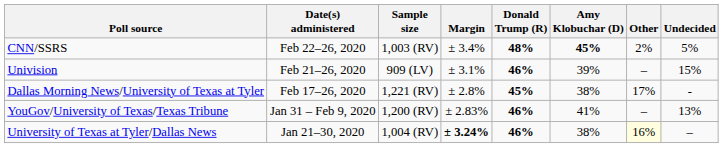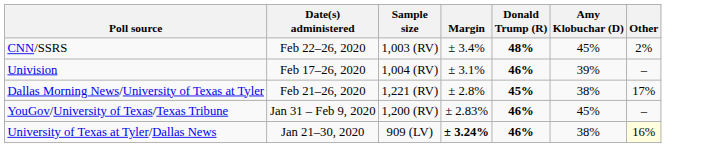- column: (690, 28)
(588, 48) bold -> (588, 48) normal
(323, 69) Feb 21–26, 2020 -> (323, 69) Feb 17–26, 2020
(410, 69) 909 (LV) -> (410, 69) 1,004 (RV)
(323, 90) Feb 17–26, 2020 -> (323, 90) Feb 21–26, 2020
(588, 111) 41% -> (588, 111) 45%
(410, 132) 1,004 (RV) -> (410, 132) 909 (LV)
